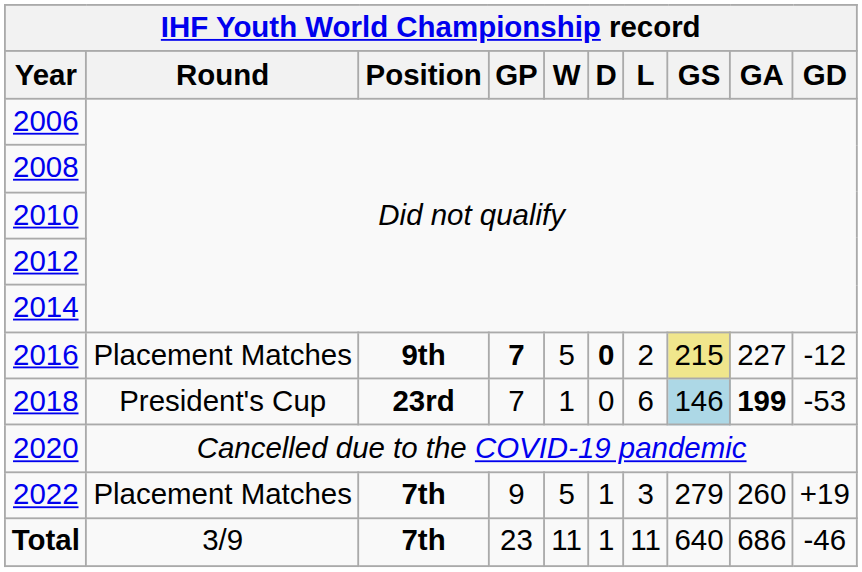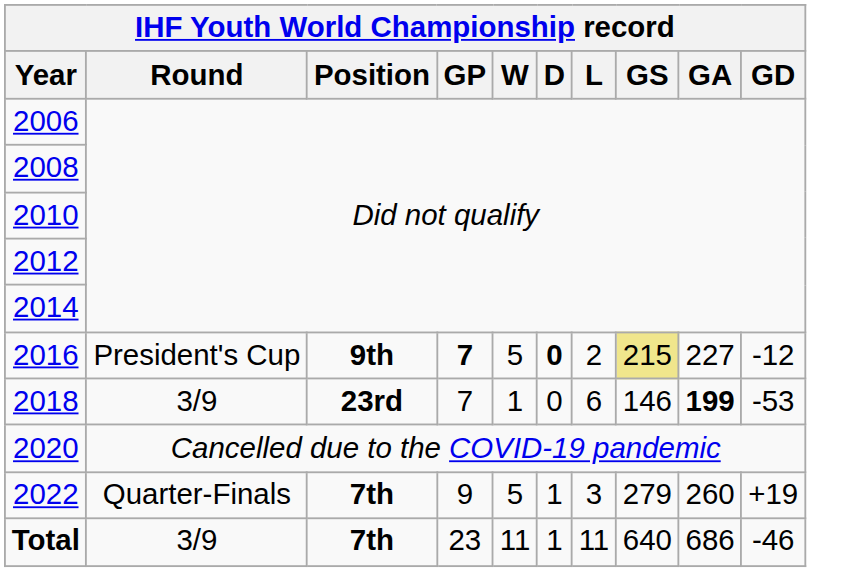(223, 354) Placement Matches -> (197, 354) President's Cup
(223, 401) President's Cup -> (197, 401) 3/9
(699, 401) lightblue background -> (647, 401) no background
(223, 494) Placement Matches -> (197, 494) Quarter-Finals
